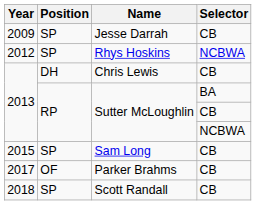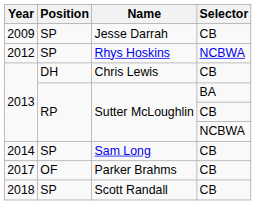(21, 151) 2015 -> (21, 151) 2014
